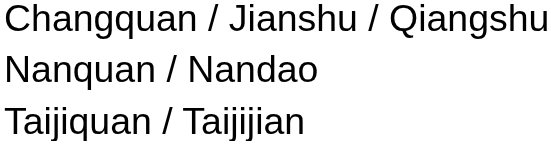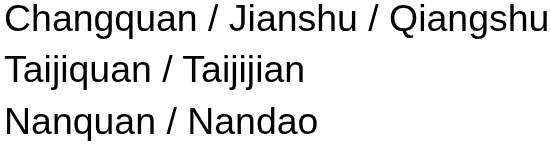rows swapped: (161, 69) <-> (155, 121)
